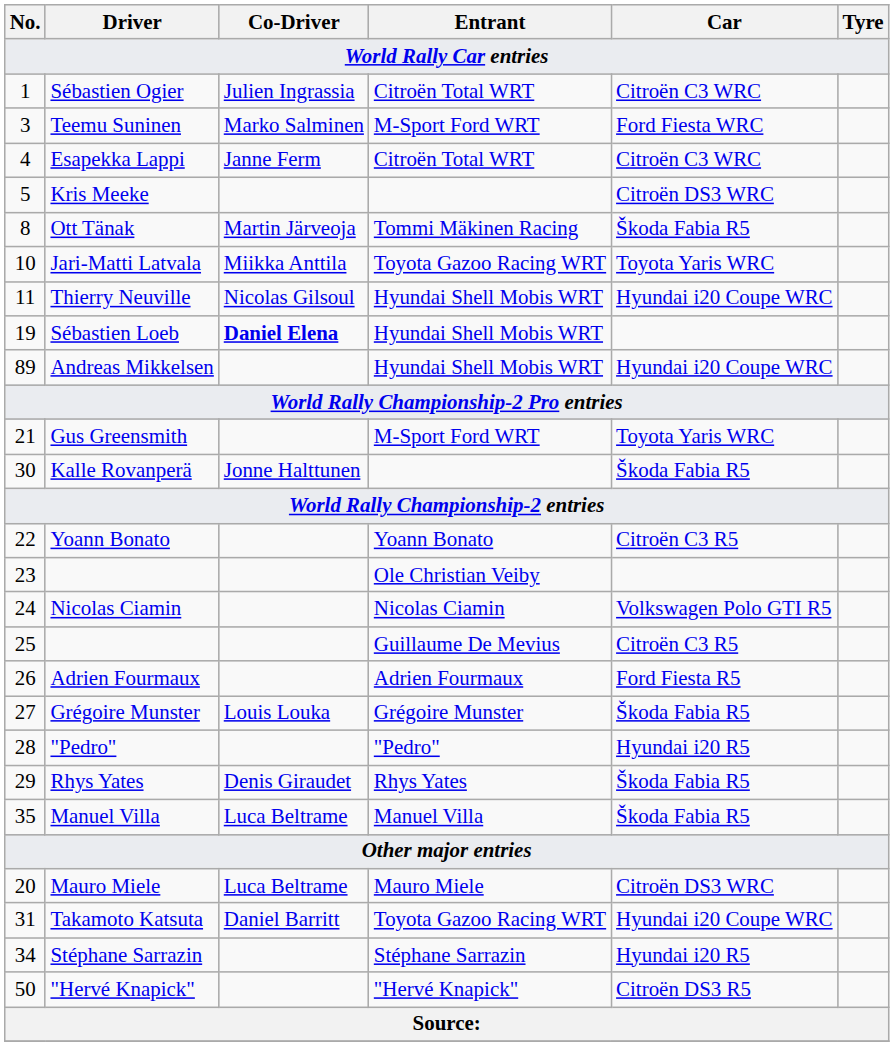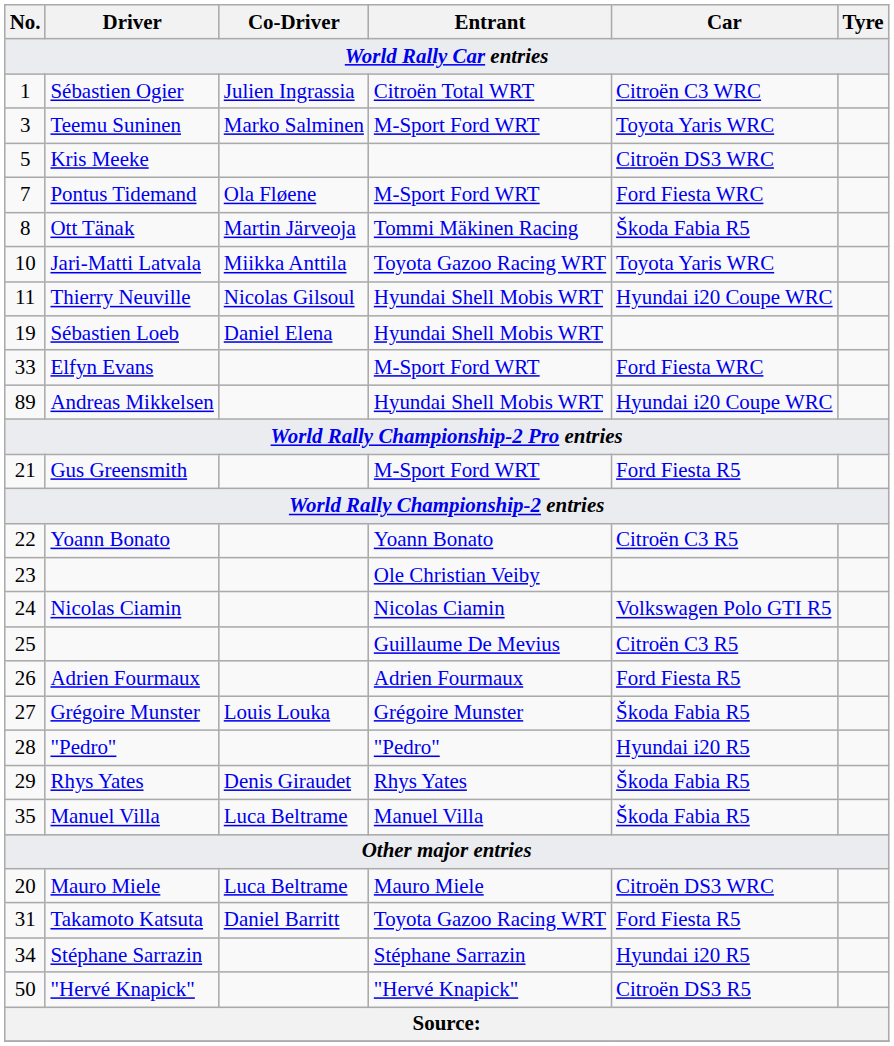(690, 125) Ford Fiesta WRC -> (695, 125) Toyota Yaris WRC
- row: (25, 159)
+ row: (25, 194)
(281, 332) bold -> (278, 332) normal
+ row: (25, 366)
(695, 436) Toyota Yaris WRC -> (678, 470) Ford Fiesta R5
- row: (25, 470)
(724, 919) Hyundai i20 Coupe WRC -> (678, 919) Ford Fiesta R5
